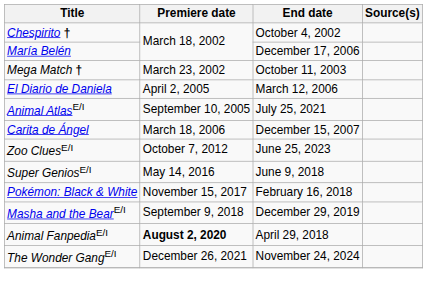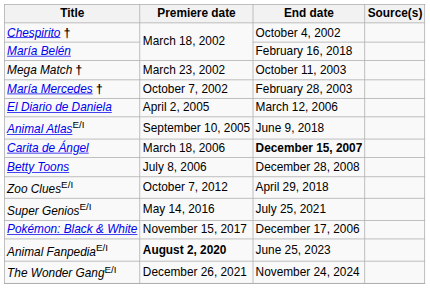(308, 51) December 17, 2006 -> (304, 51) February 16, 2018
+ row: (55, 88)
(291, 109) July 25, 2021 -> (290, 128) June 9, 2018
(308, 129) normal -> (309, 148) bold
+ row: (38, 167)
(293, 150) June 25, 2023 -> (292, 187) April 29, 2018
(290, 172) June 9, 2018 -> (291, 209) July 25, 2021
(304, 192) February 16, 2018 -> (308, 230) December 17, 2006
- row: (66, 212)
(292, 234) April 29, 2018 -> (293, 250) June 25, 2023
